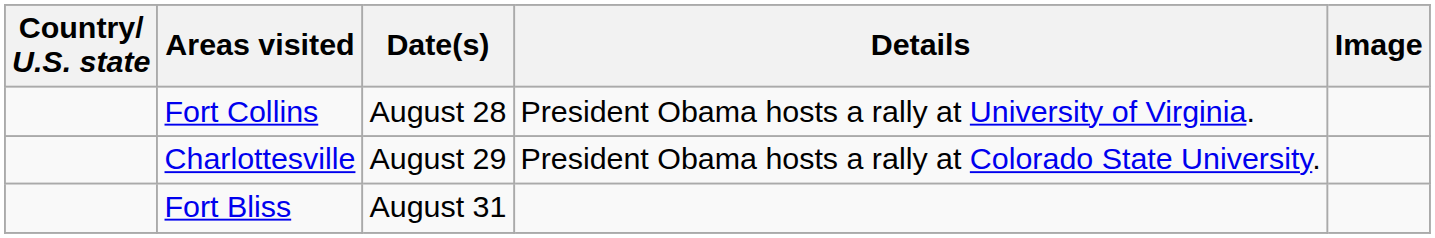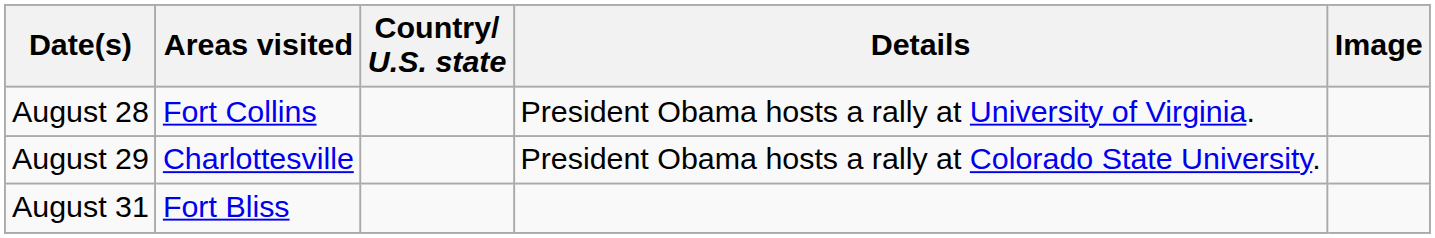columns swapped: (81, 45) <-> (438, 45)
